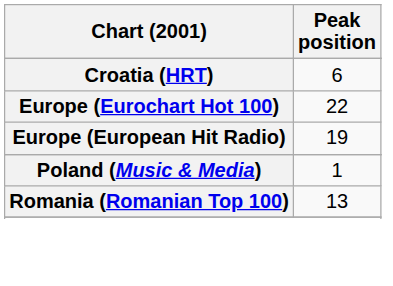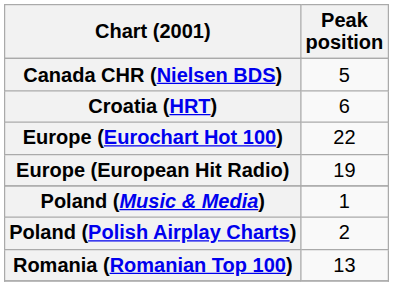+ row: (153, 74)
+ row: (153, 233)
